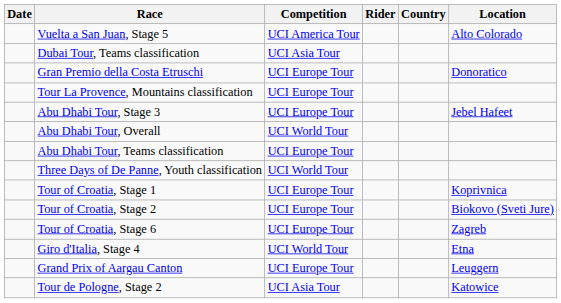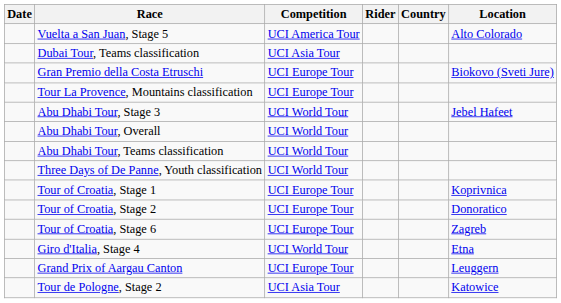(479, 72) Donoratico -> (503, 72) Biokovo (Sveti Jure)
(311, 111) UCI Europe Tour -> (308, 111) UCI World Tour
(311, 151) UCI Europe Tour -> (308, 151) UCI World Tour
(503, 209) Biokovo (Sveti Jure) -> (479, 209) Donoratico
